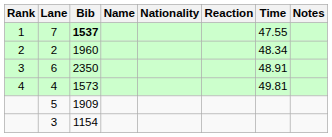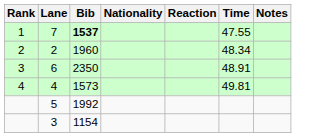- column: (119, 13)
(86, 104) 1909 -> (86, 104) 1992
